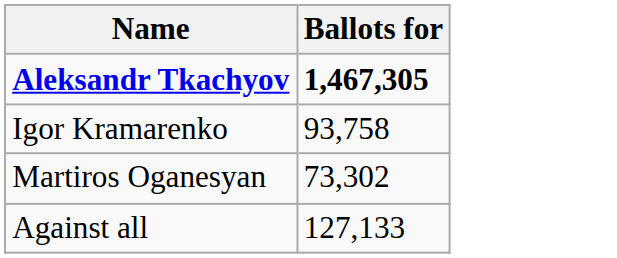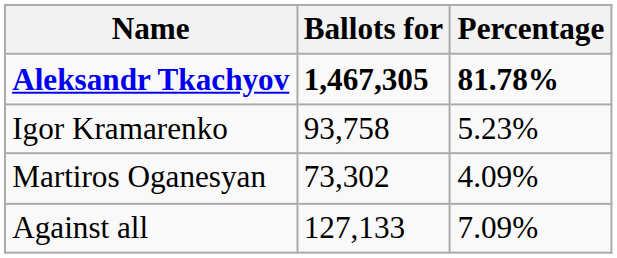+ column: (531, 29)
